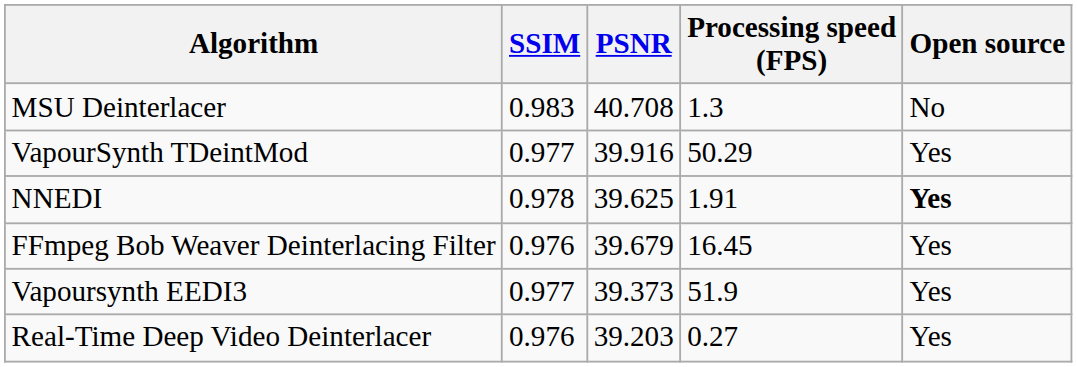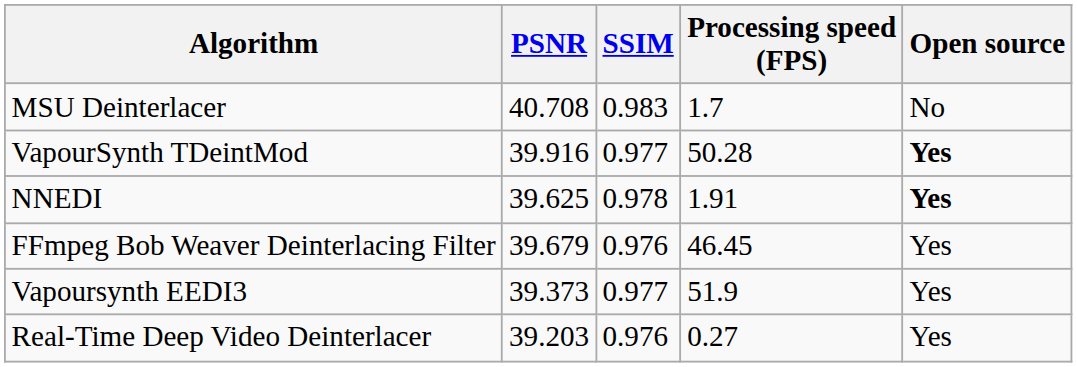columns swapped: (634, 43) <-> (545, 43)
(705, 106) 1.3 -> (705, 106) 1.7
(720, 152) 50.29 -> (720, 152) 50.28
(931, 152) normal -> (931, 152) bold
(720, 245) 16.45 -> (720, 245) 46.45
